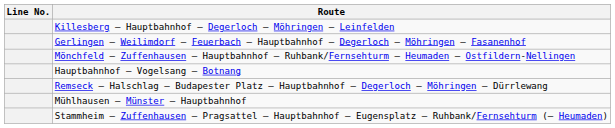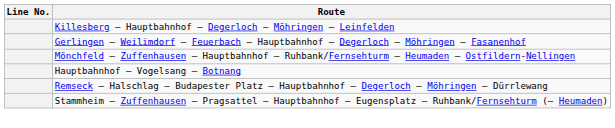- row: (151, 101)
